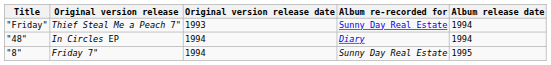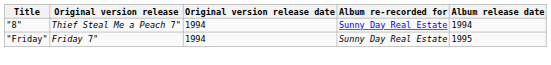(27, 25) "Friday" -> (14, 25) "8"
(195, 25) 1993 -> (195, 25) 1994
- row: (85, 39)
(14, 53) "8" -> (27, 39) "Friday"
